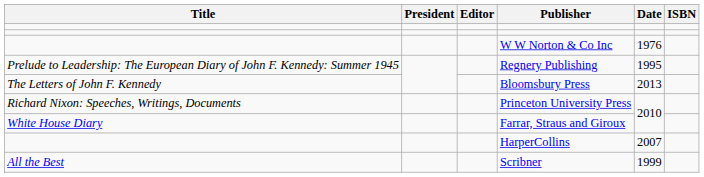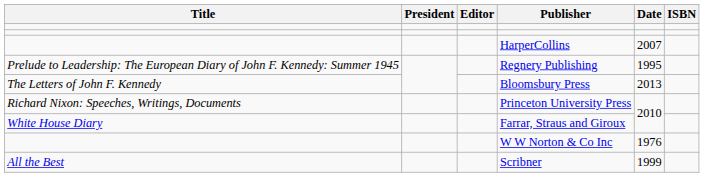rows swapped: (203, 45) <-> (203, 143)
